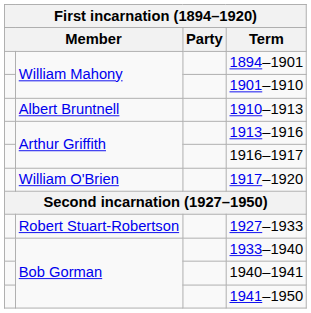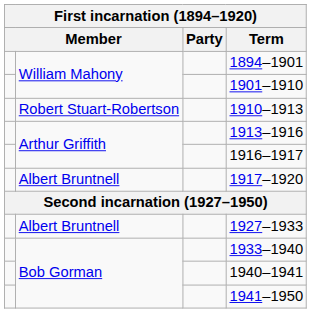(69, 109) Albert Bruntnell -> (99, 109) Robert Stuart-Robertson
(69, 179) William O'Brien -> (69, 179) Albert Bruntnell
(99, 226) Robert Stuart-Robertson -> (69, 226) Albert Bruntnell
